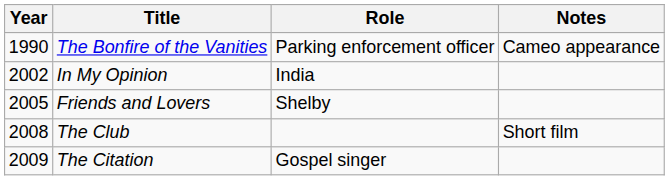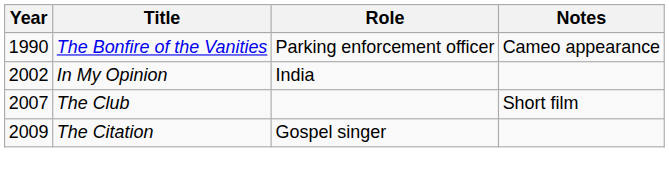- row: (134, 103)
(29, 132) 2008 -> (29, 103) 2007
